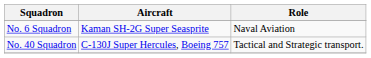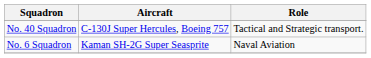rows swapped: (39, 28) <-> (42, 45)
